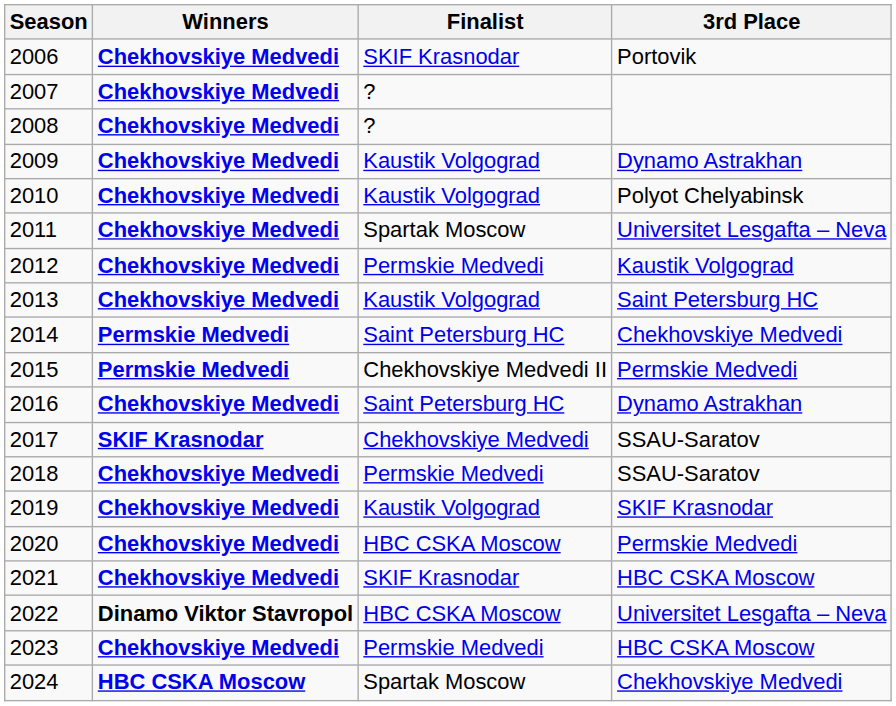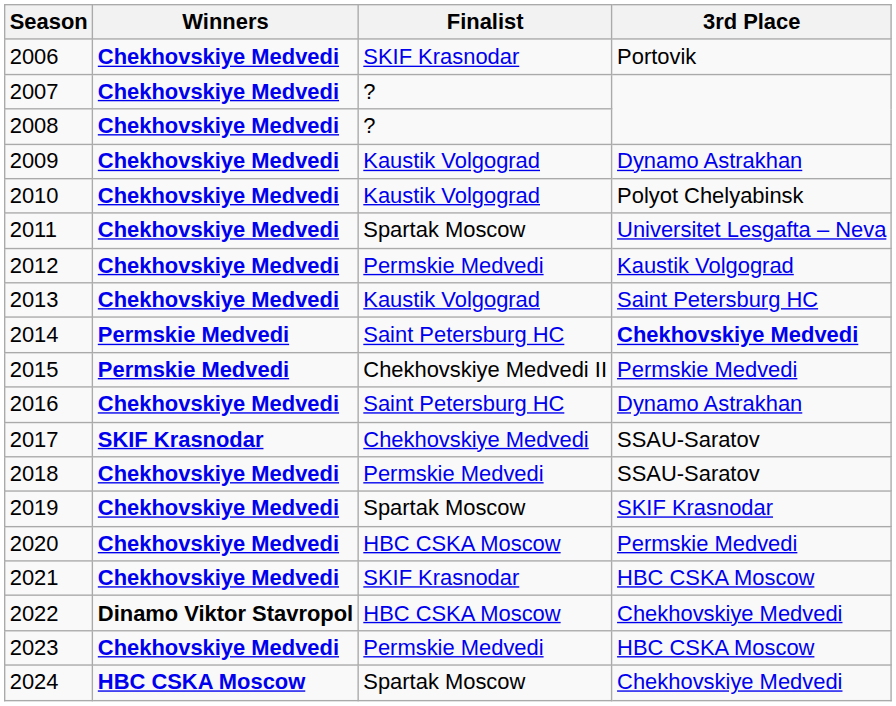(730, 334) normal -> (738, 334) bold
(452, 508) Kaustik Volgograd -> (444, 508) Spartak Moscow
(752, 612) Universitet Lesgafta – Neva -> (730, 612) Chekhovskiye Medvedi
